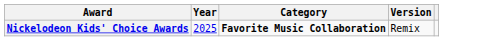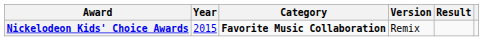+ column: (454, 12)
(205, 28) 2025 -> (205, 28) 2015
